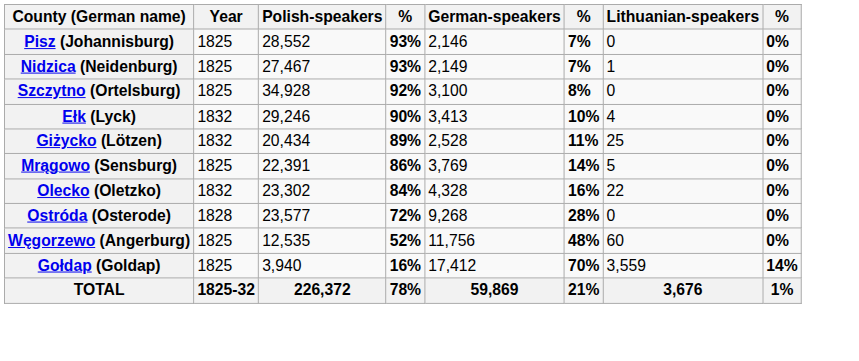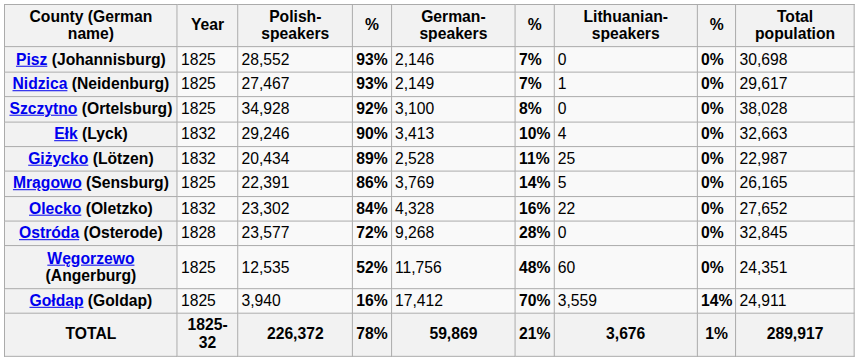+ column: (795, 25)
